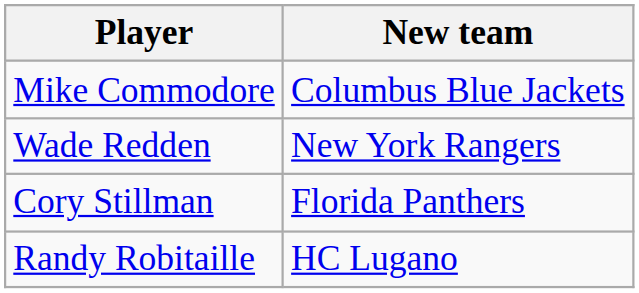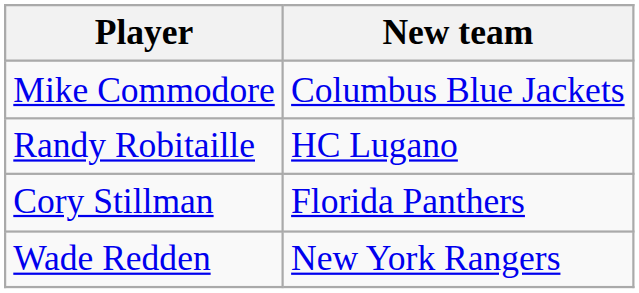rows swapped: (112, 145) <-> (134, 257)
